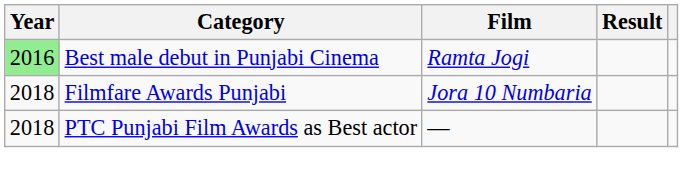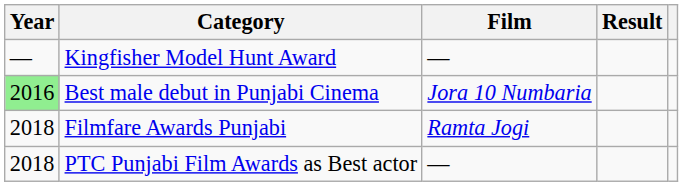+ row: (200, 57)
(478, 57) Ramta Jogi -> (510, 92) Jora 10 Numbaria
(510, 92) Jora 10 Numbaria -> (478, 127) Ramta Jogi
